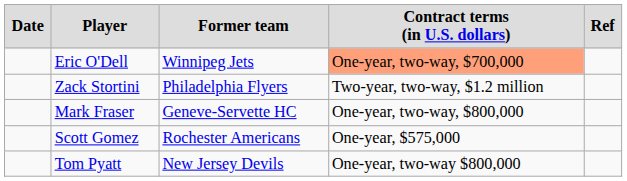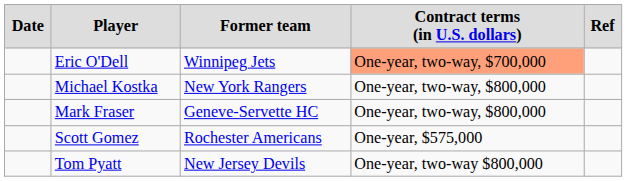- row: (97, 86)
+ row: (106, 86)
